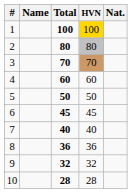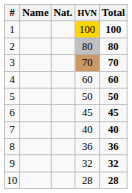columns swapped: (115, 12) <-> (65, 12)
